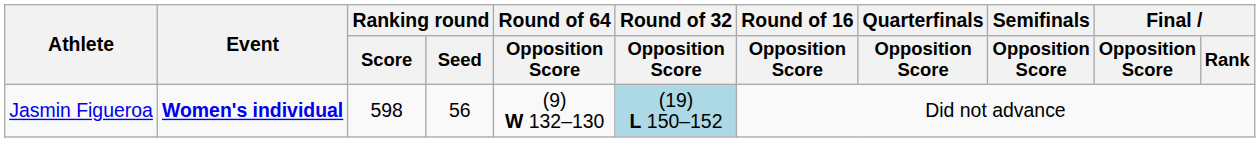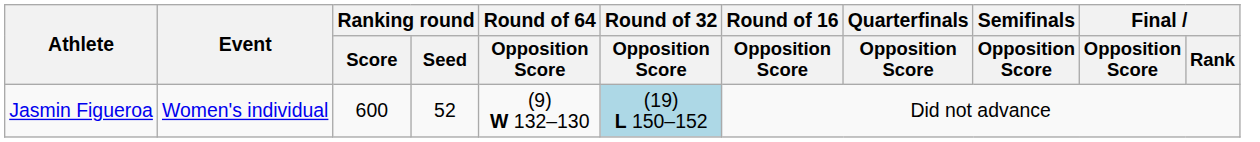(253, 111) bold -> (245, 111) normal
(387, 111) 598 -> (372, 111) 600
(460, 111) 56 -> (445, 111) 52
